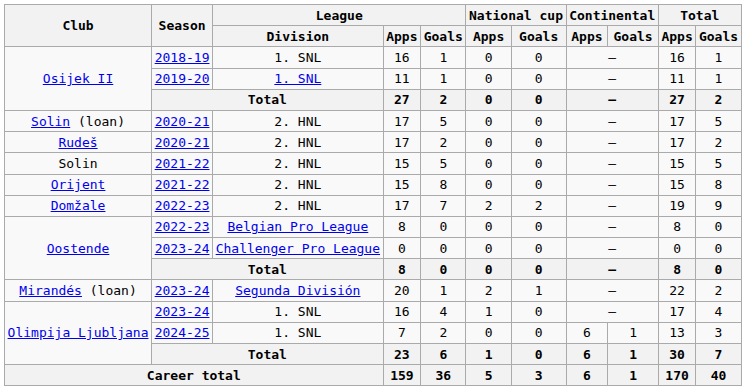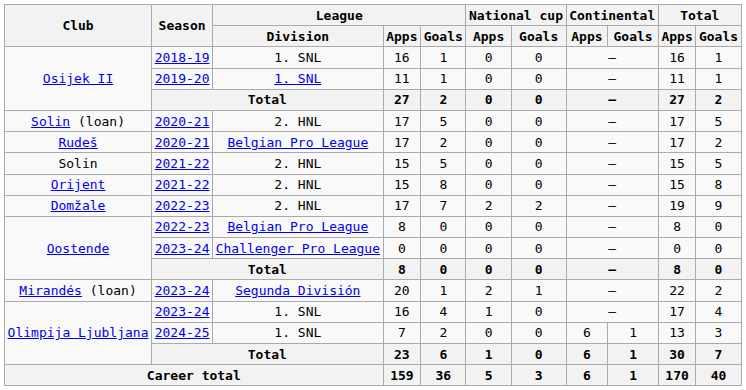(298, 142) 2. HNL -> (298, 142) Belgian Pro League
